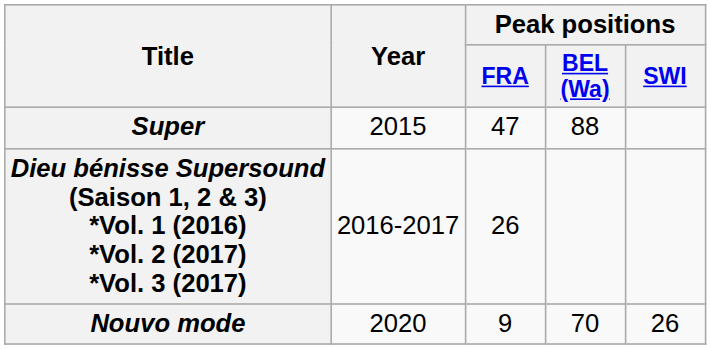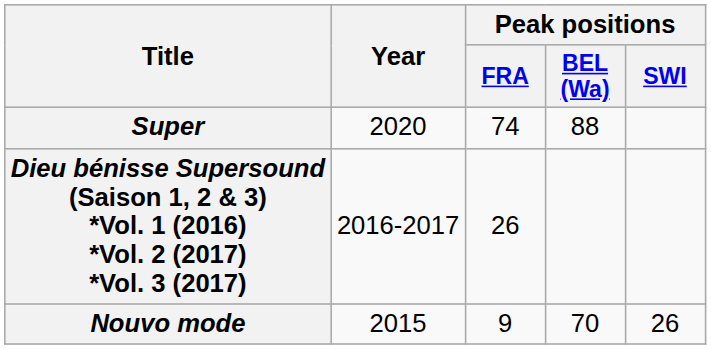(398, 127) 2015 -> (398, 127) 2020
(505, 127) 47 -> (505, 127) 74
(398, 323) 2020 -> (398, 323) 2015
